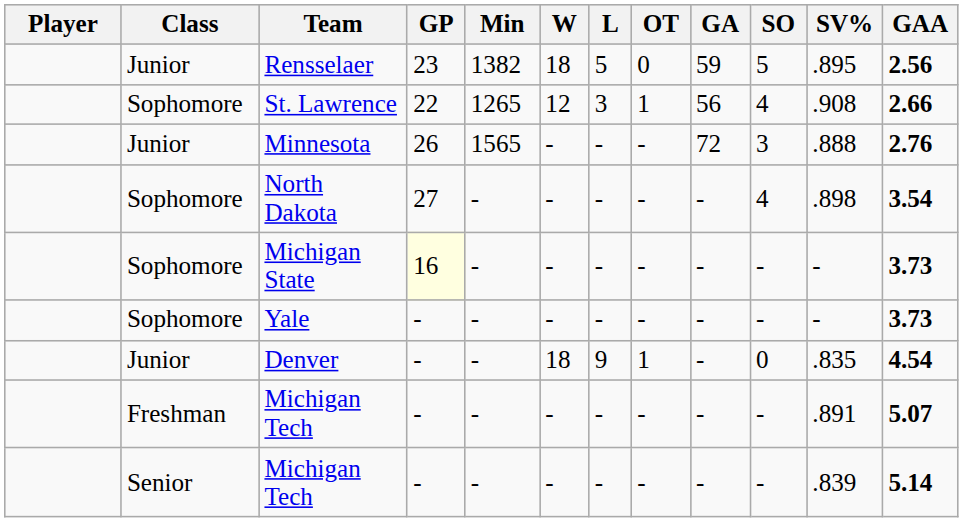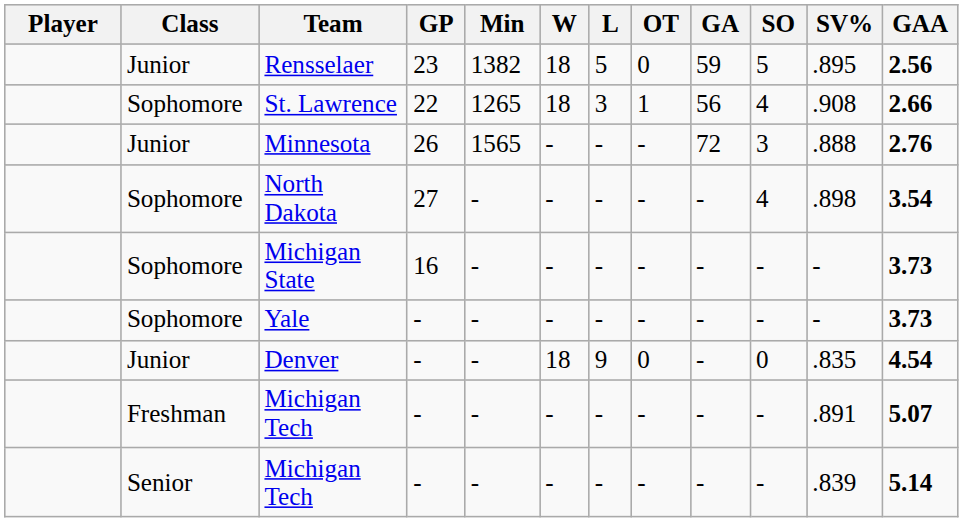(558, 104) 12 -> (558, 104) 18
(426, 266) lightyellow background -> (426, 266) no background
(644, 359) 1 -> (644, 359) 0
